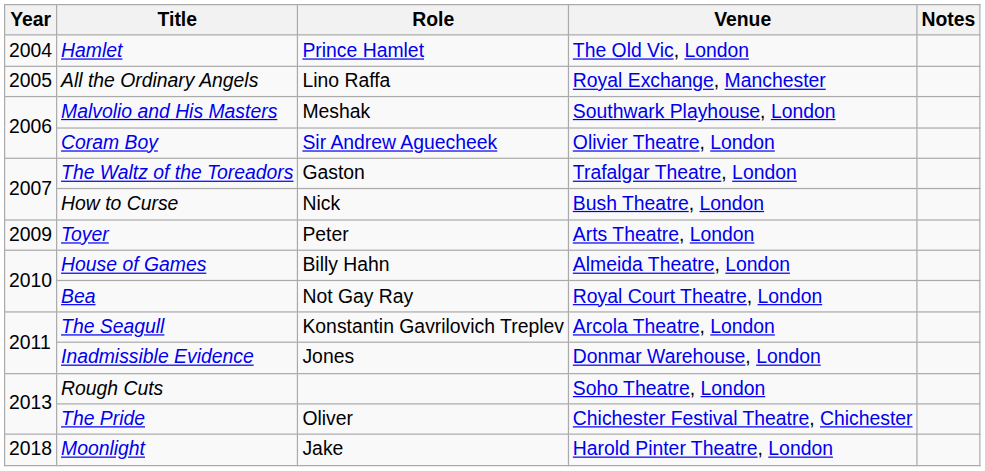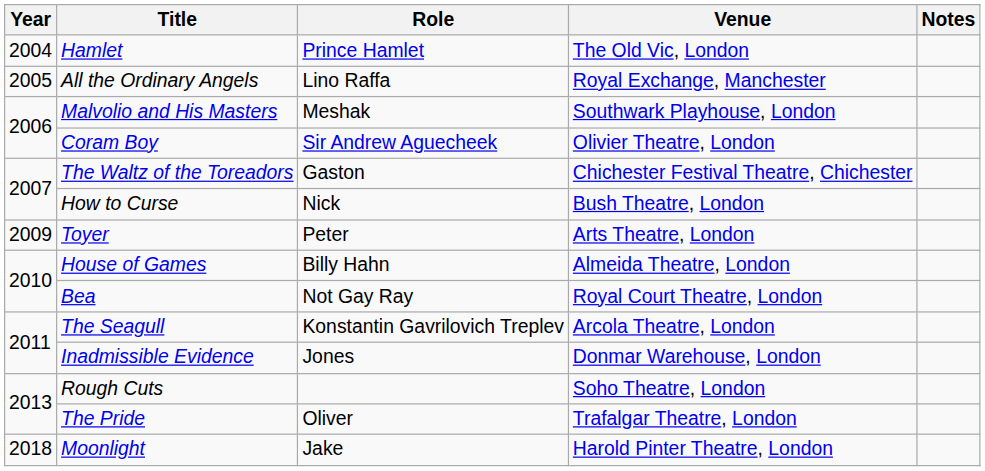(685, 173) Trafalgar Theatre, London -> (743, 173) Chichester Festival Theatre, Chichester
(743, 419) Chichester Festival Theatre, Chichester -> (685, 419) Trafalgar Theatre, London
